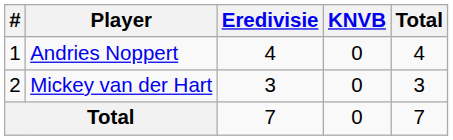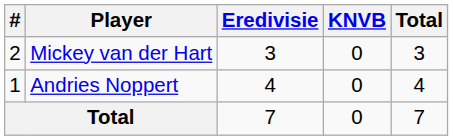rows swapped: (104, 53) <-> (121, 85)
